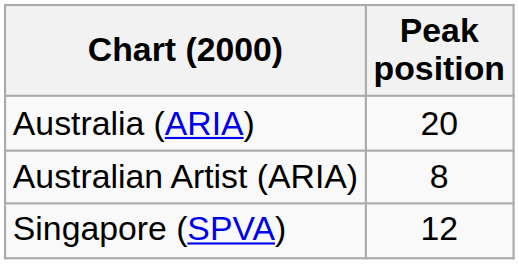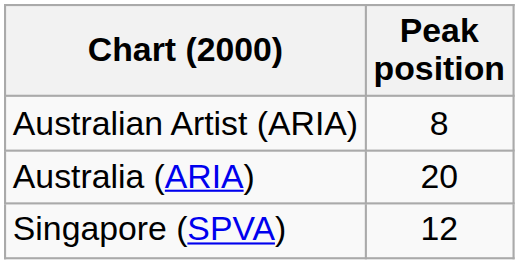rows swapped: (134, 122) <-> (185, 176)
